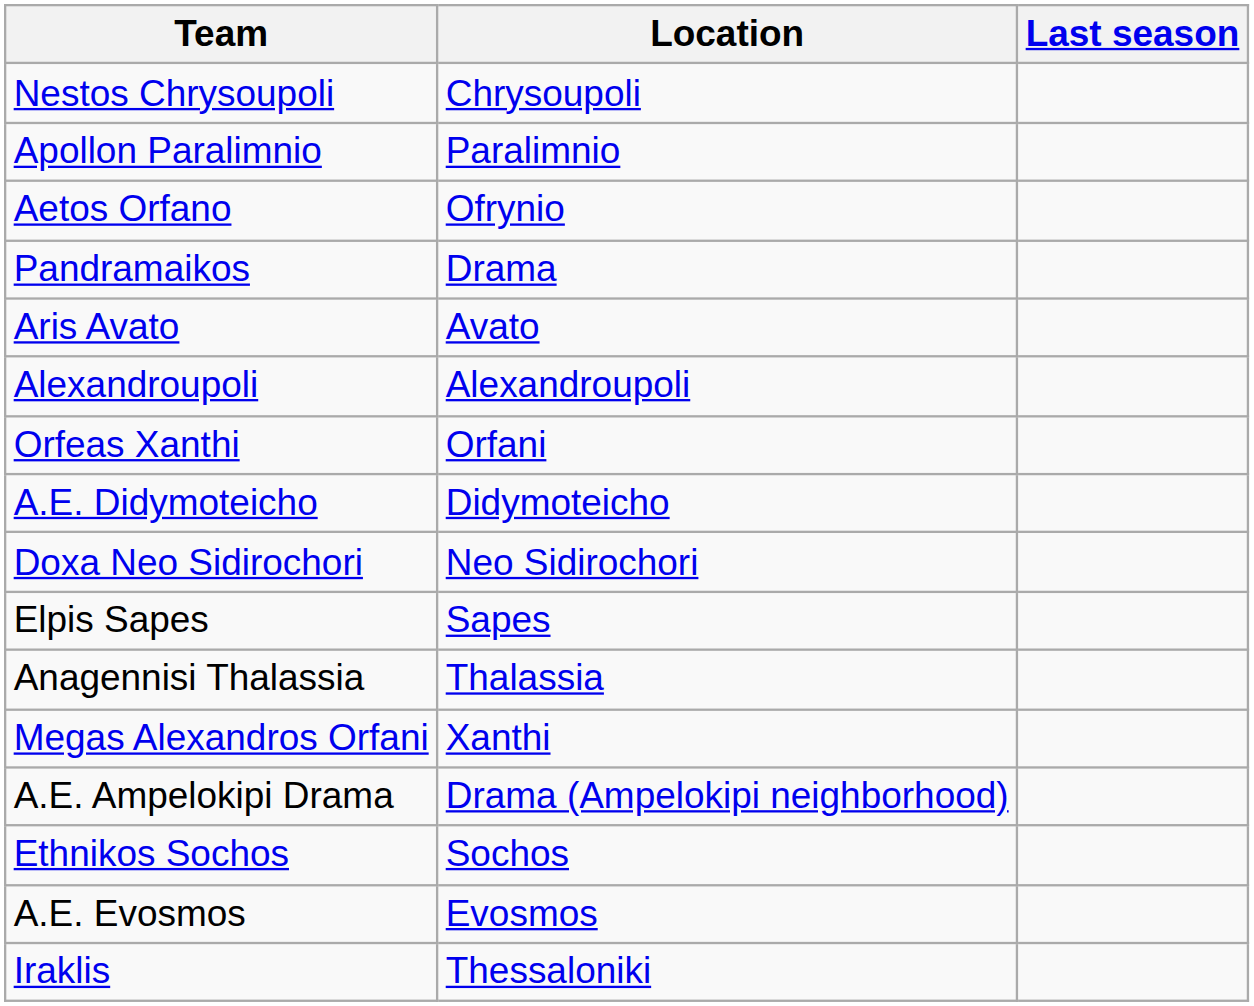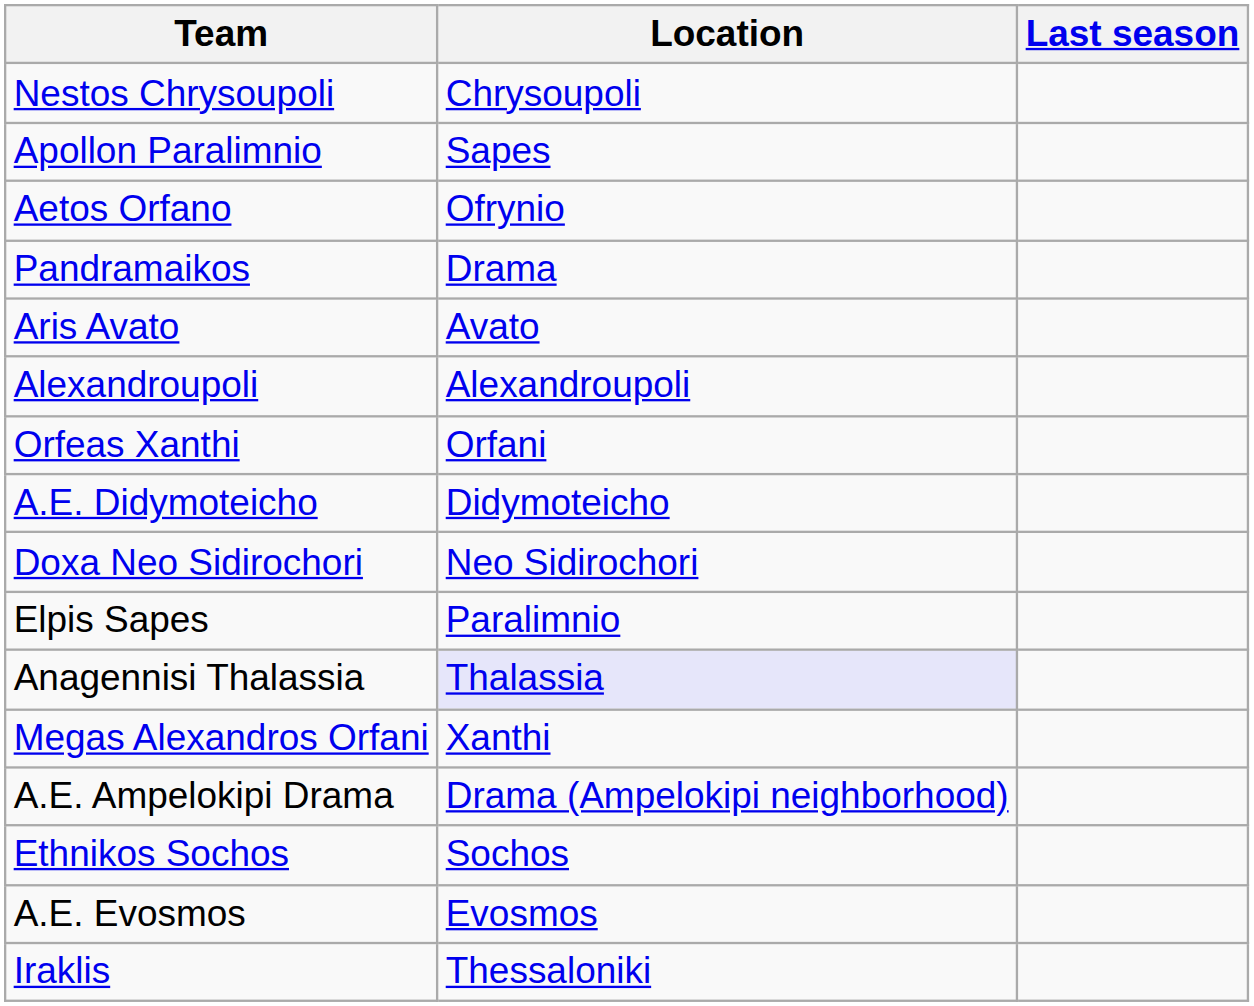(533, 151) Paralimnio -> (498, 151) Sapes
(498, 619) Sapes -> (533, 619) Paralimnio
(525, 678) no background -> (525, 678) lavender background
